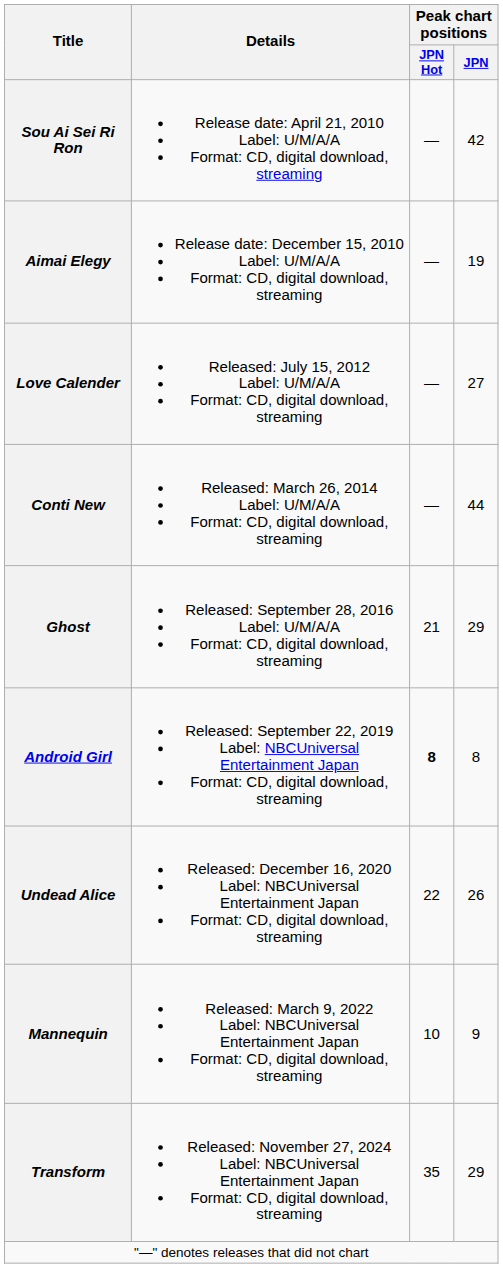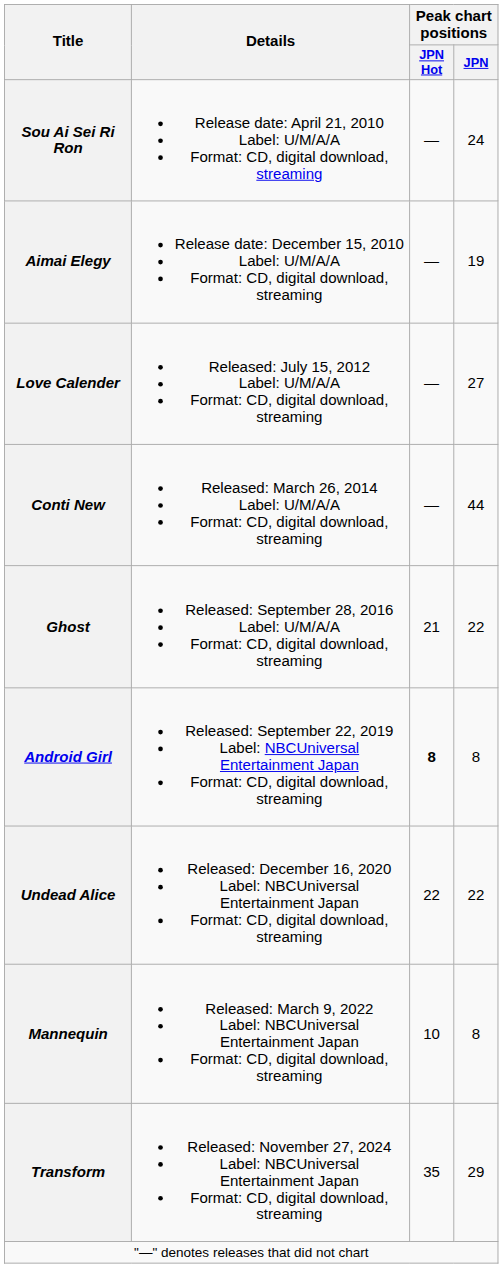(476, 140) 42 -> (476, 140) 24
(476, 626) 29 -> (476, 626) 22
(476, 895) 26 -> (476, 895) 22
(476, 1033) 9 -> (476, 1033) 8
